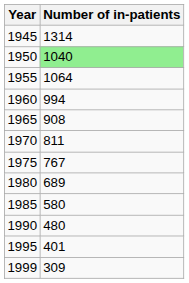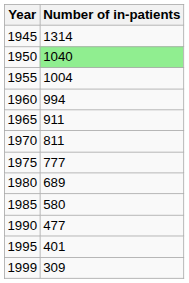(58, 78) 1064 -> (58, 78) 1004
(54, 120) 908 -> (54, 120) 911
(54, 162) 767 -> (54, 162) 777
(54, 225) 480 -> (54, 225) 477
